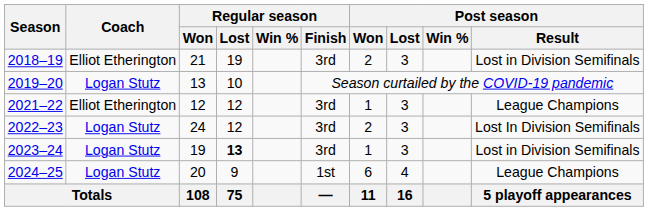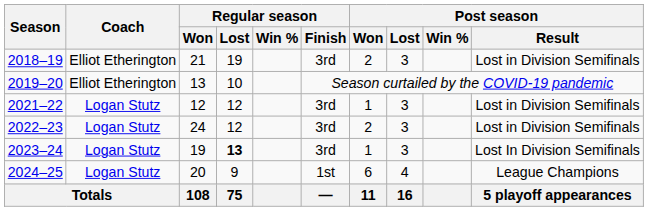(123, 83) Logan Stutz -> (123, 83) Elliot Etherington
(123, 105) Elliot Etherington -> (123, 105) Logan Stutz
(557, 105) League Champions -> (557, 105) Lost in Division Semifinals
(557, 128) Lost In Division Semifinals -> (557, 128) Lost in Division Semifinals
(557, 150) Lost in Division Semifinals -> (557, 150) Lost In Division Semifinals
